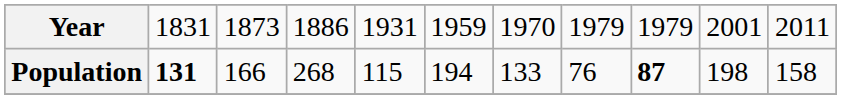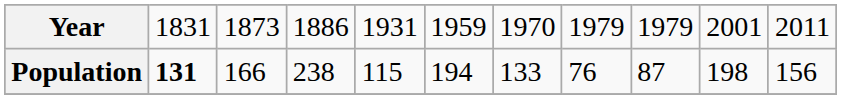(314, 71) 268 -> (314, 71) 238
(651, 71) bold -> (651, 71) normal
(796, 71) 158 -> (796, 71) 156
